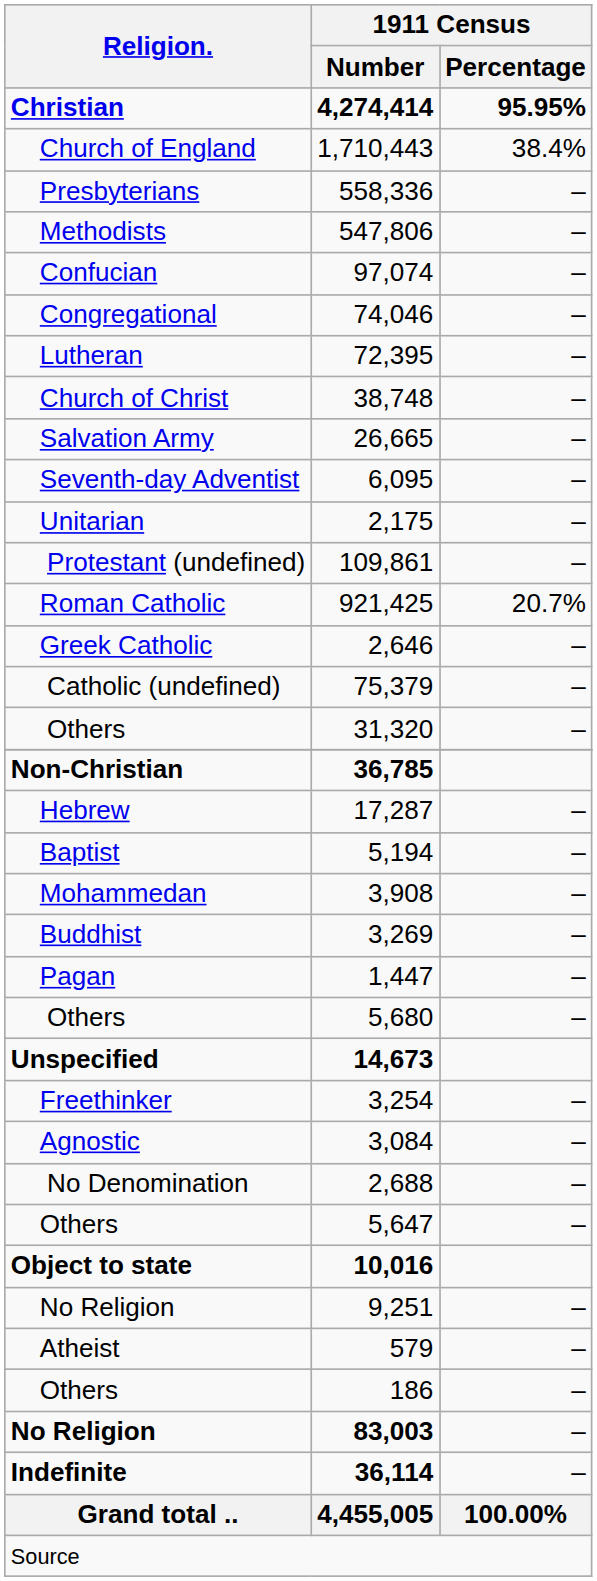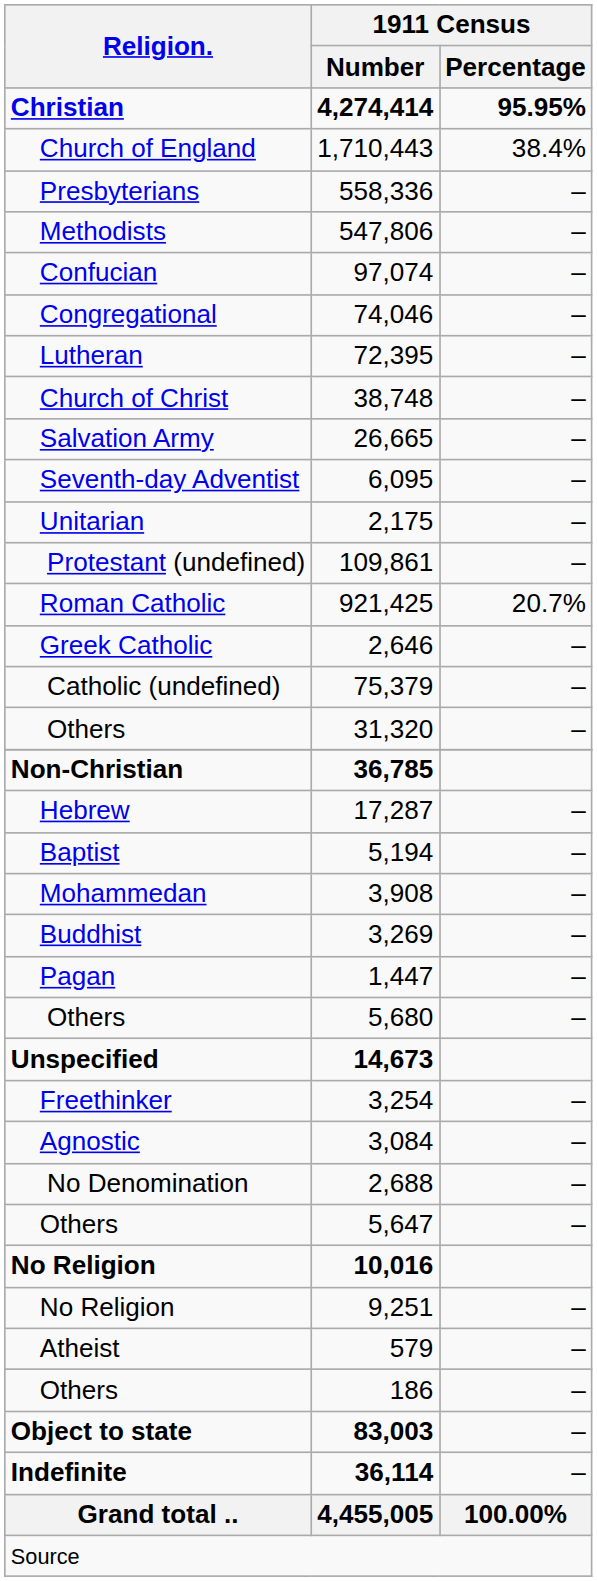(101, 1266) Object to state -> (83, 1266) No Religion
(83, 1431) No Religion -> (101, 1431) Object to state
